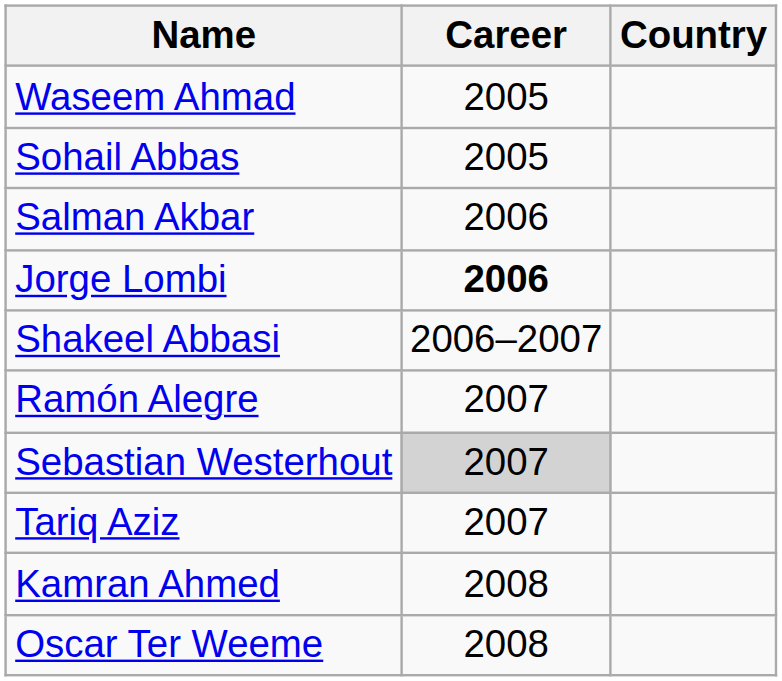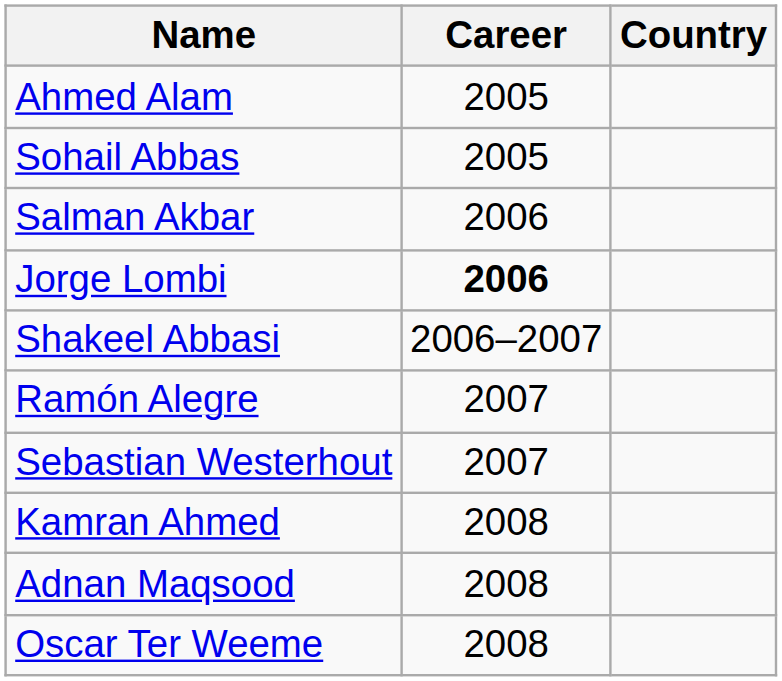- row: (155, 96)
+ row: (124, 96)
(506, 461) lightgrey background -> (506, 461) no background
- row: (97, 522)
+ row: (155, 583)
